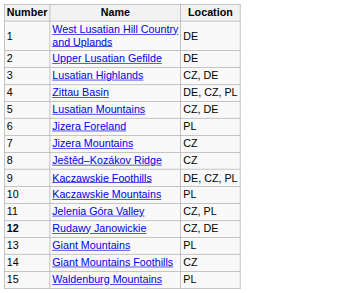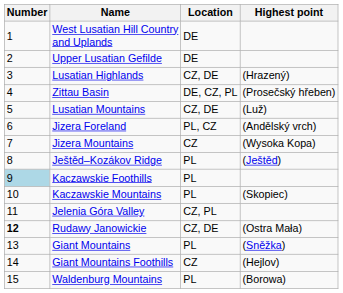+ column: (289, 13)
(190, 127) PL -> (200, 127) PL, CZ
(190, 161) CZ -> (190, 161) PL
(10, 178) no background -> (10, 178) lightblue background
(210, 178) DE, CZ, PL -> (190, 178) PL
